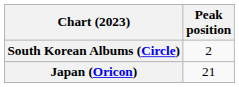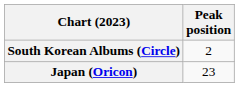(209, 72) 21 -> (209, 72) 23
